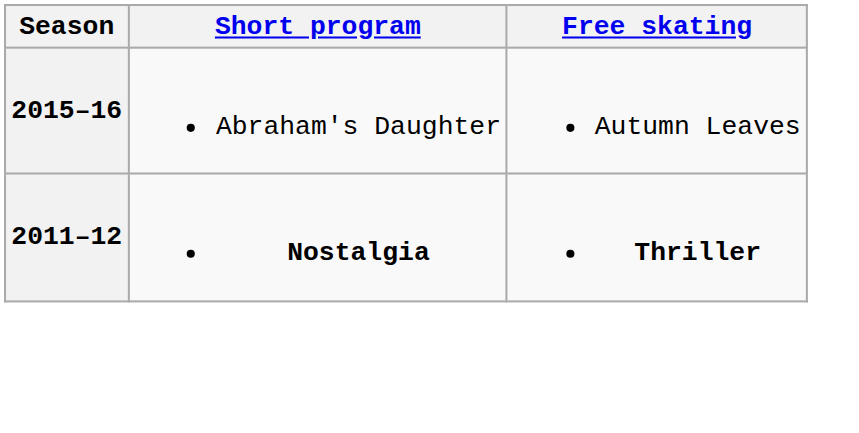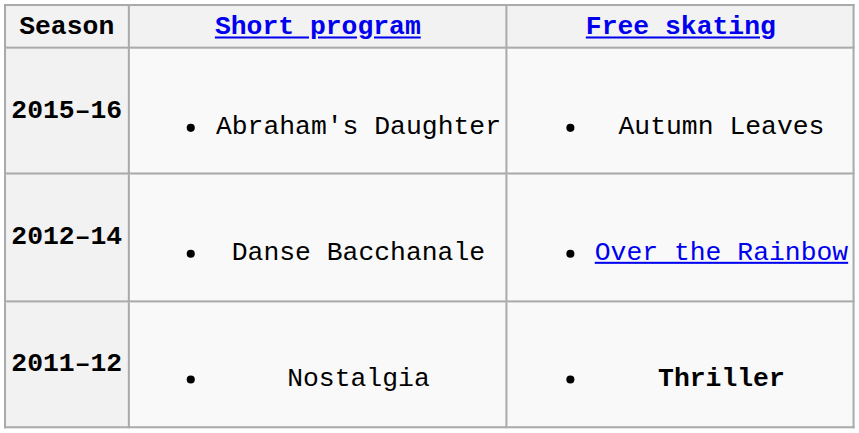+ row: (67, 237)
(318, 253) bold -> (318, 379) normal
